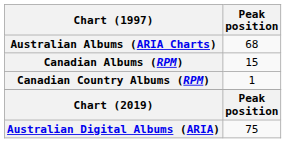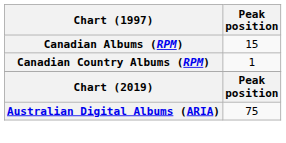- row: (113, 44)
